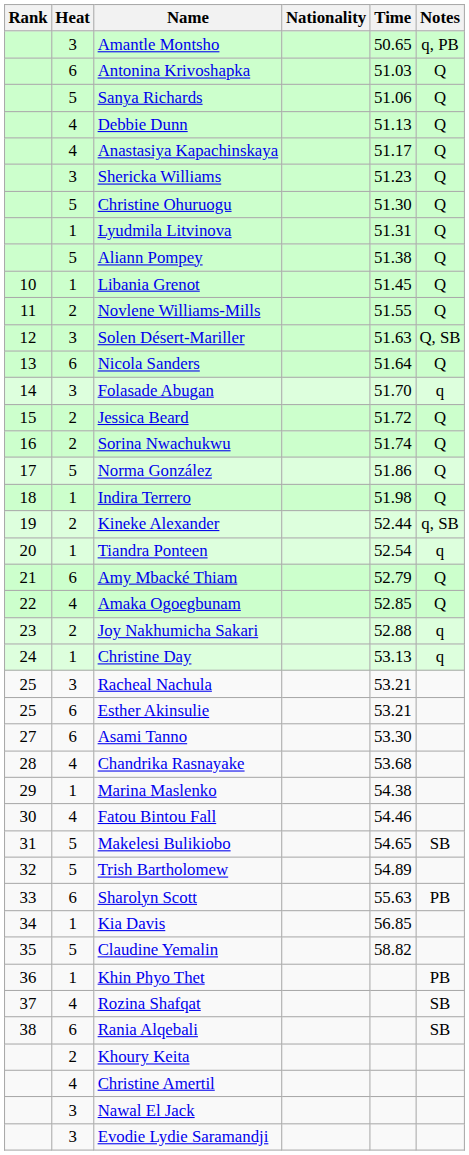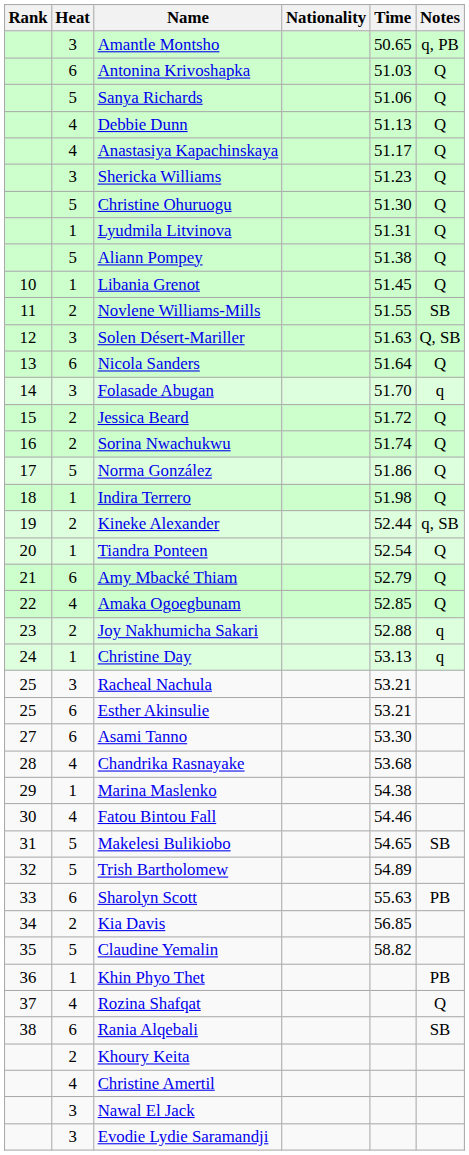(440, 310) Q -> (440, 310) SB
(440, 550) q -> (440, 550) Q
(73, 923) 1 -> (73, 923) 2
(440, 1003) SB -> (440, 1003) Q
